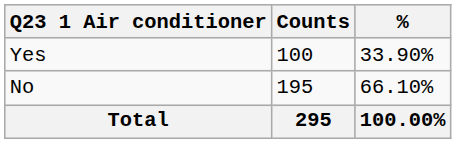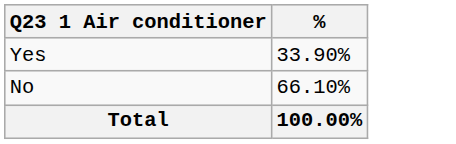- column: (313, 21)
